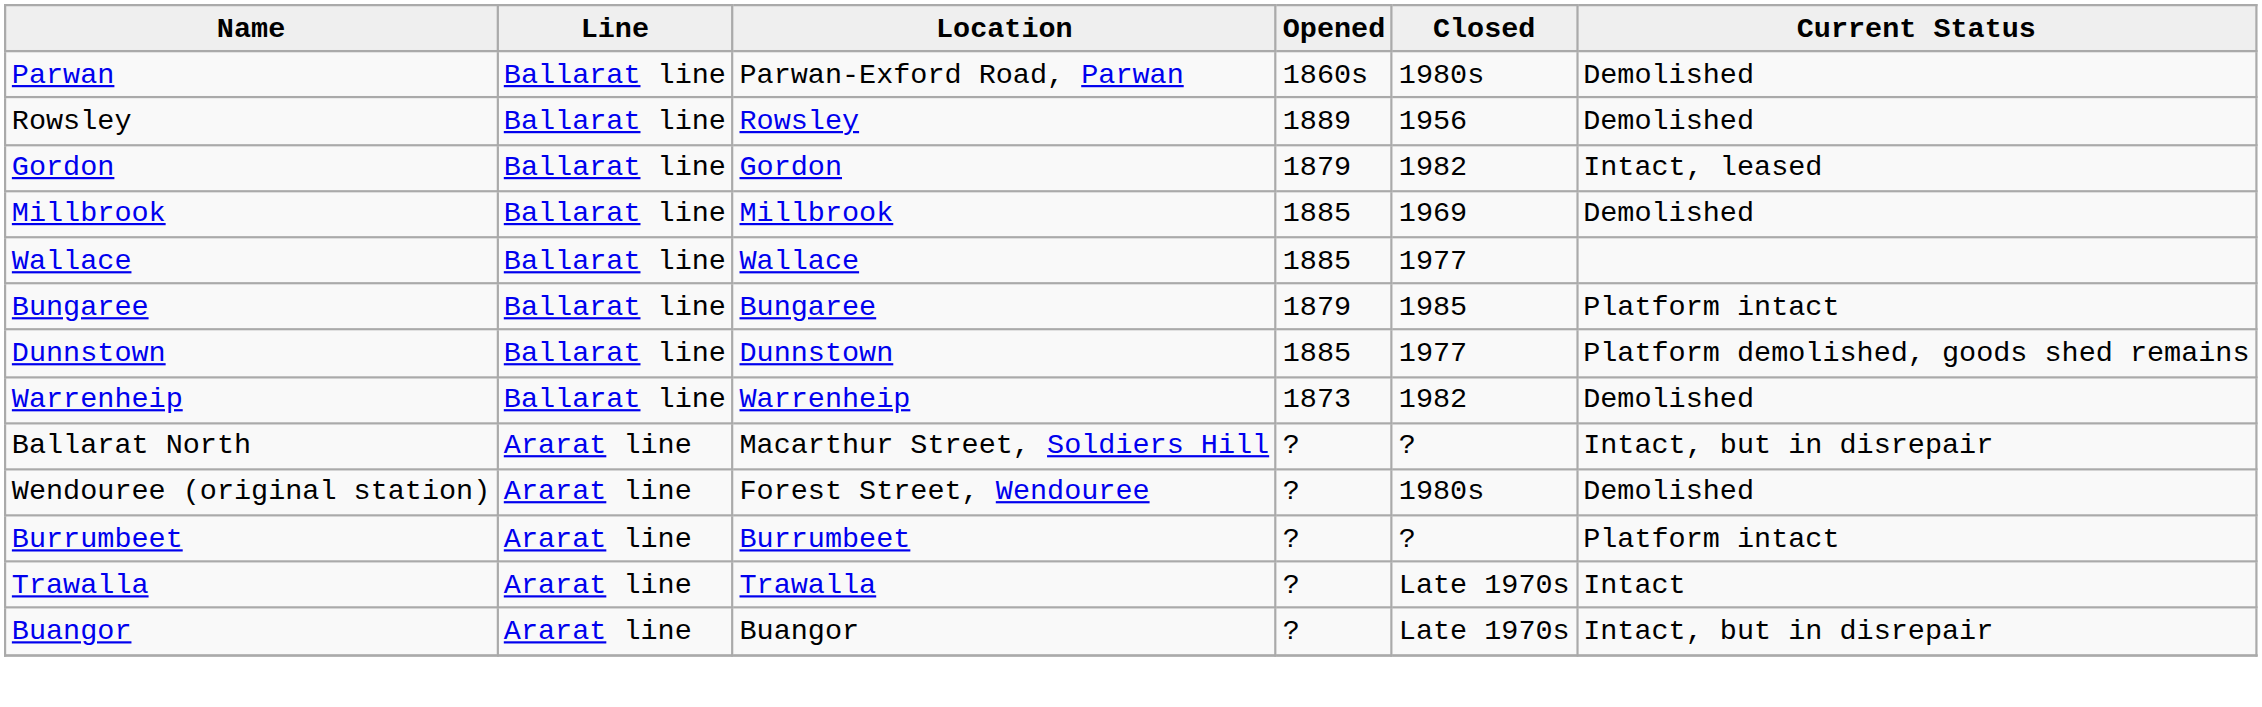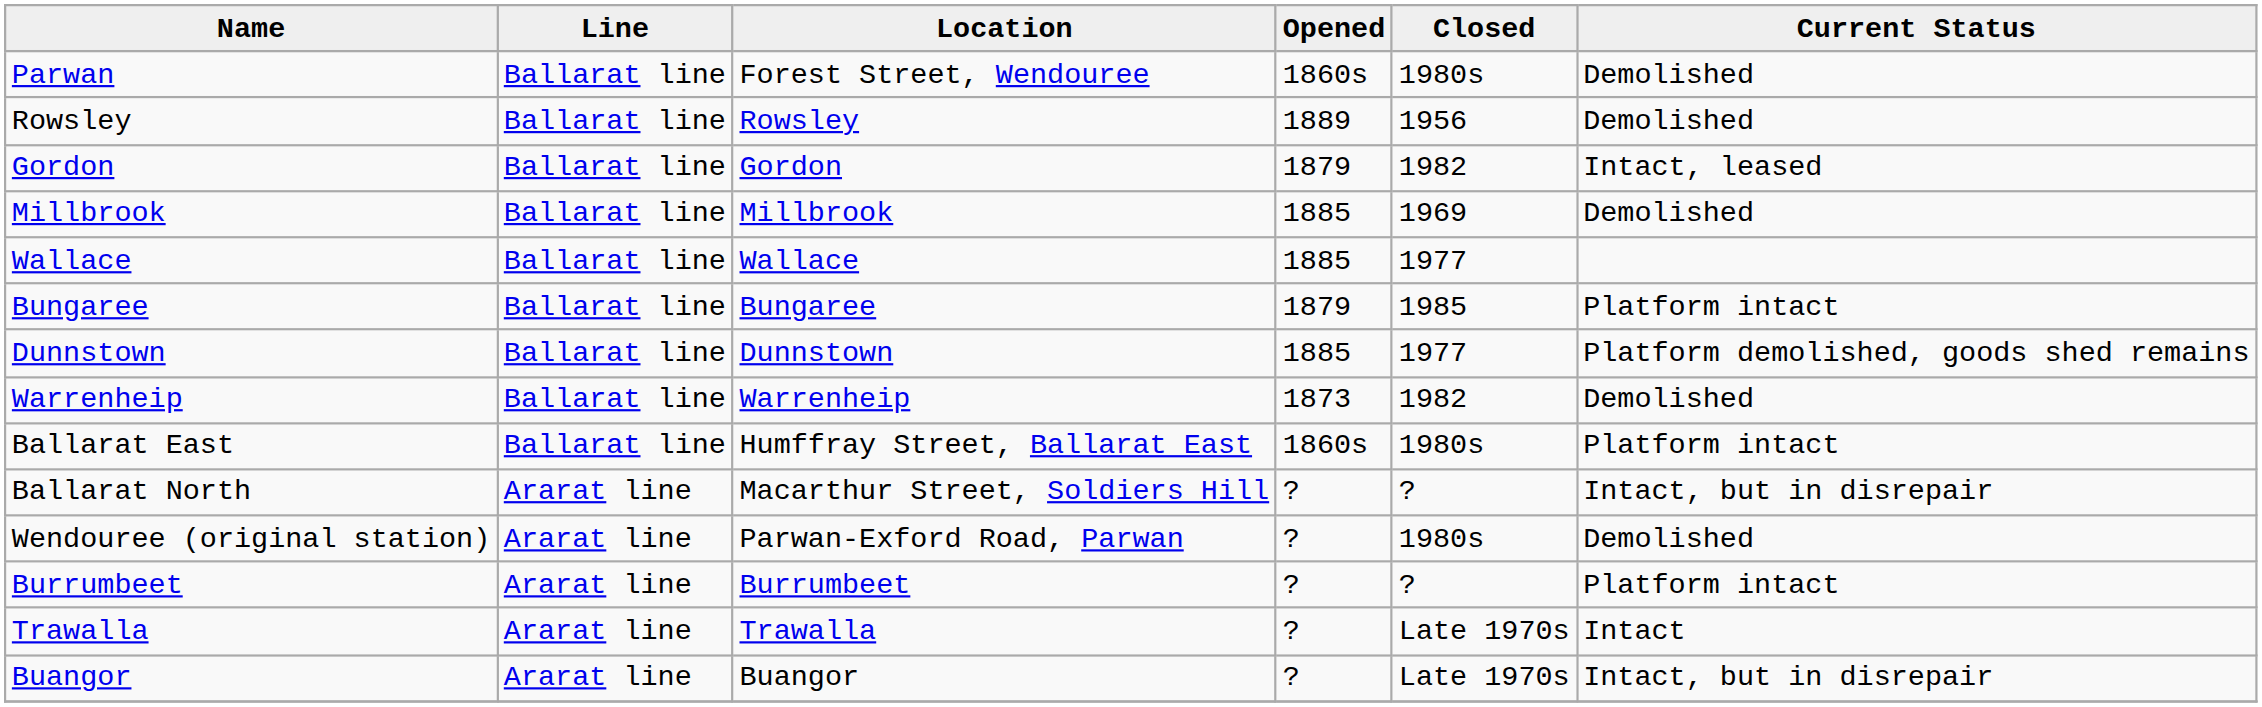(962, 75) Parwan-Exford Road, Parwan -> (945, 75) Forest Street, Wendouree
+ row: (123, 446)
(945, 492) Forest Street, Wendouree -> (962, 539) Parwan-Exford Road, Parwan
